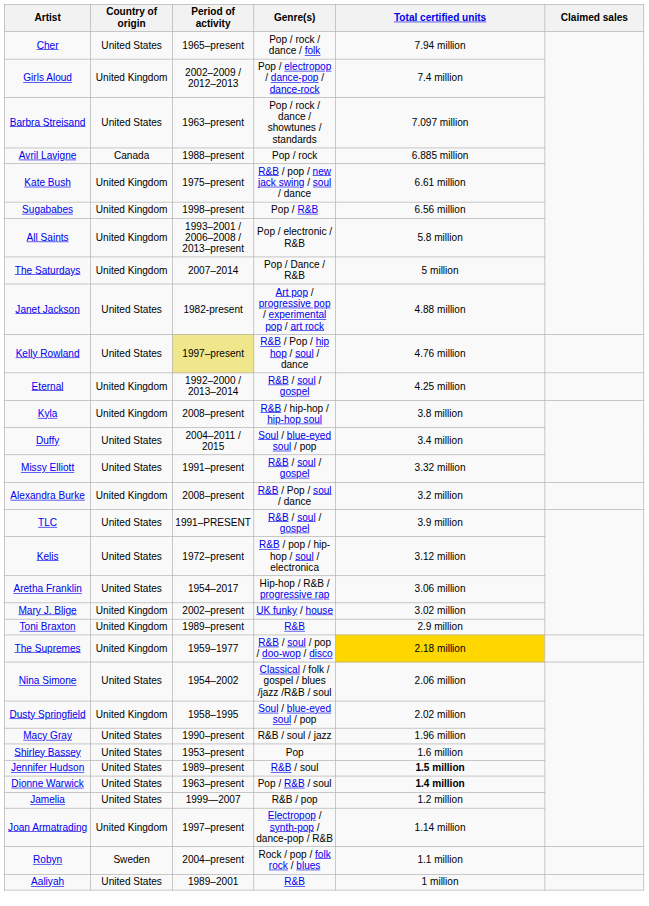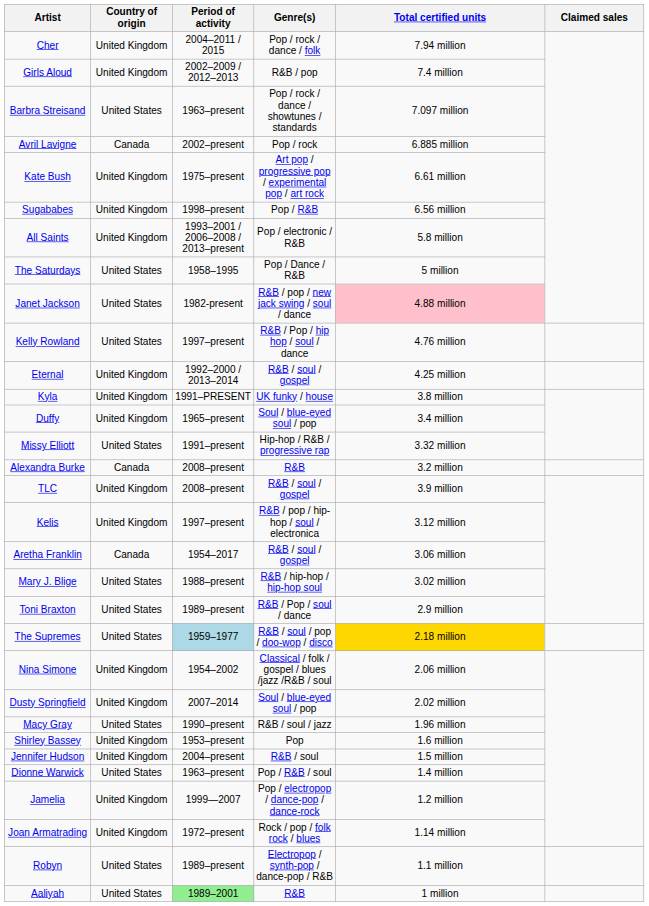(132, 45) United States -> (132, 45) United Kingdom
(213, 45) 1965–present -> (213, 45) 2004–2011 / 2015
(295, 78) Pop / electropop / dance-pop / dance-rock -> (295, 72) R&B / pop
(213, 155) 1988–present -> (213, 144) 2002–present
(295, 183) R&B / pop / new jack swing / soul / dance -> (295, 177) Art pop / progressive pop / experimental pop / art rock
(132, 270) United Kingdom -> (132, 270) United States
(213, 270) 2007–2014 -> (213, 270) 1958–1995
(295, 309) Art pop / progressive pop / experimental pop / art rock -> (295, 303) R&B / pop / new jack swing / soul / dance
(440, 309) no background -> (440, 303) pink background
(213, 353) khaki background -> (213, 342) no background
(213, 414) 2008–present -> (213, 397) 1991–PRESENT
(295, 414) R&B / hip-hop / hip-hop soul -> (295, 397) UK funky / house
(132, 441) United States -> (132, 418) United Kingdom
(213, 441) 2004–2011 / 2015 -> (213, 418) 1965–present
(295, 468) R&B / soul / gospel -> (295, 446) Hip-hop / R&B / progressive rap
(132, 496) United Kingdom -> (132, 467) Canada
(295, 496) R&B / Pop / soul / dance -> (295, 467) R&B
(132, 523) United States -> (132, 489) United Kingdom
(213, 523) 1991–PRESENT -> (213, 489) 2008–present
(132, 556) United States -> (132, 522) United Kingdom
(213, 556) 1972–present -> (213, 522) 1997–present
(132, 589) United States -> (132, 555) Canada
(295, 589) Hip-hop / R&B / progressive rap -> (295, 555) R&B / soul / gospel
(132, 611) United Kingdom -> (132, 582) United States
(213, 611) 2002–present -> (213, 582) 1988–present
(295, 611) UK funky / house -> (295, 582) R&B / hip-hop / hip-hop soul
(132, 627) United Kingdom -> (132, 610) United States
(295, 627) R&B -> (295, 610) R&B / Pop / soul / dance
(132, 648) United Kingdom -> (132, 637) United States
(213, 648) no background -> (213, 637) lightblue background
(132, 681) United States -> (132, 670) United Kingdom
(213, 714) 1958–1995 -> (213, 703) 2007–2014
(132, 752) United States -> (132, 741) United Kingdom
(132, 768) United States -> (132, 756) United Kingdom
(213, 768) 1989–present -> (213, 756) 2004–present
(440, 768) bold -> (440, 756) normal
(440, 784) bold -> (440, 772) normal
(132, 800) United States -> (132, 800) United Kingdom
(295, 800) R&B / pop -> (295, 800) Pop / electropop / dance-pop / dance-rock
(213, 827) 1997–present -> (213, 833) 1972–present
(295, 827) Electropop / synth-pop / dance-pop / R&B -> (295, 833) Rock / pop / folk rock / blues
(132, 860) Sweden -> (132, 866) United States
(213, 860) 2004–present -> (213, 866) 1989–present
(295, 860) Rock / pop / folk rock / blues -> (295, 866) Electropop / synth-pop / dance-pop / R&B
(213, 882) no background -> (213, 893) lightgreen background
